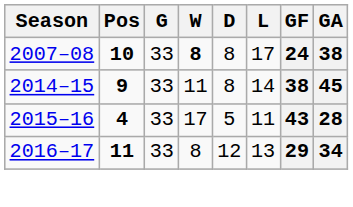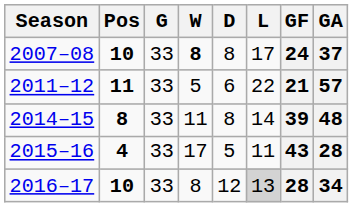(331, 54) 38 -> (331, 54) 37
+ row: (52, 87)
(122, 87) 9 -> (122, 120) 8
(297, 87) 38 -> (297, 120) 39
(331, 87) 45 -> (331, 120) 48
(122, 153) 11 -> (122, 185) 10
(263, 153) no background -> (263, 185) lightgrey background
(297, 153) 29 -> (297, 185) 28
